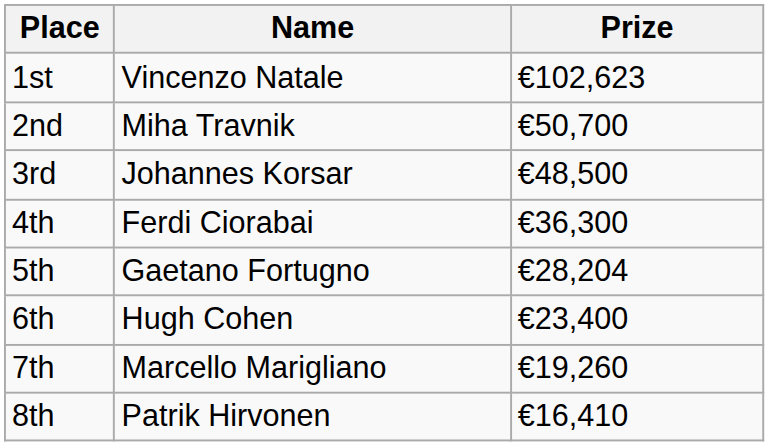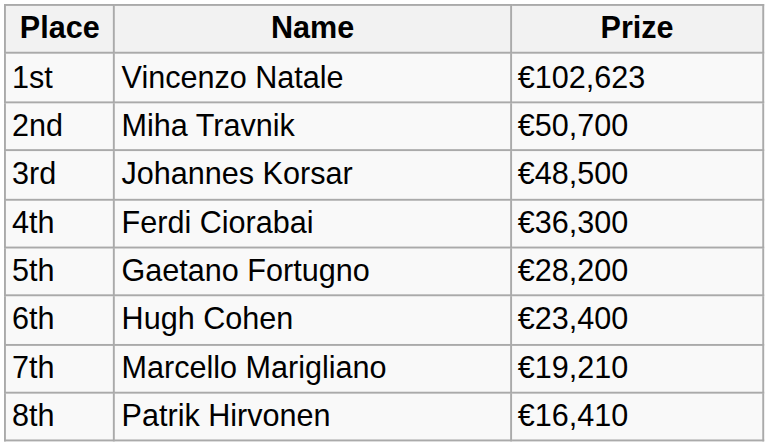(573, 271) €28,204 -> (573, 271) €28,200
(573, 367) €19,260 -> (573, 367) €19,210
